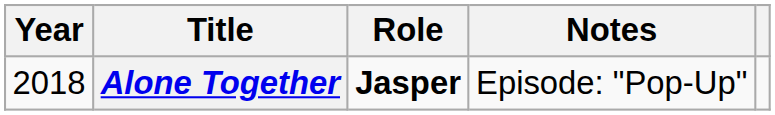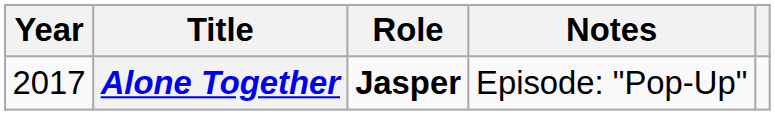(49, 82) 2018 -> (49, 82) 2017
